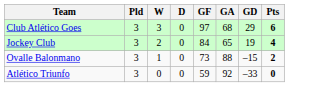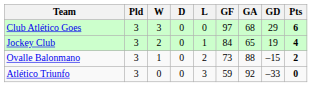+ column: (204, 12)
